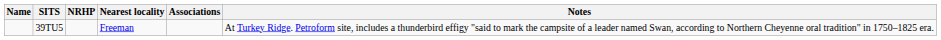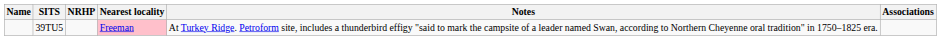columns swapped: (195, 12) <-> (579, 12)
(117, 27) no background -> (117, 27) pink background
